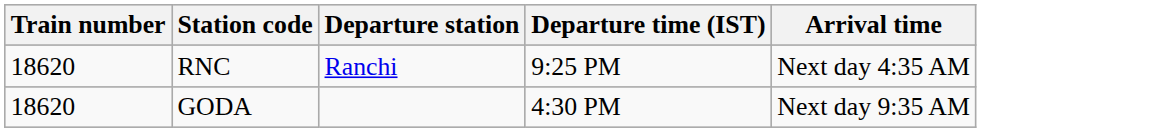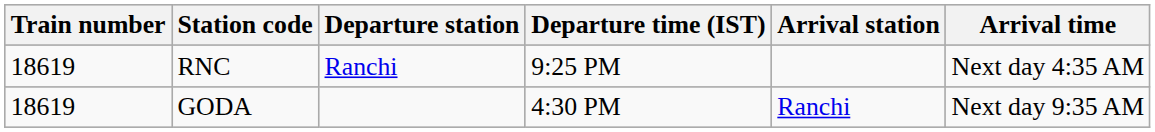+ column: (859, 24)
(43, 65) 18620 -> (43, 65) 18619
(43, 106) 18620 -> (43, 106) 18619
